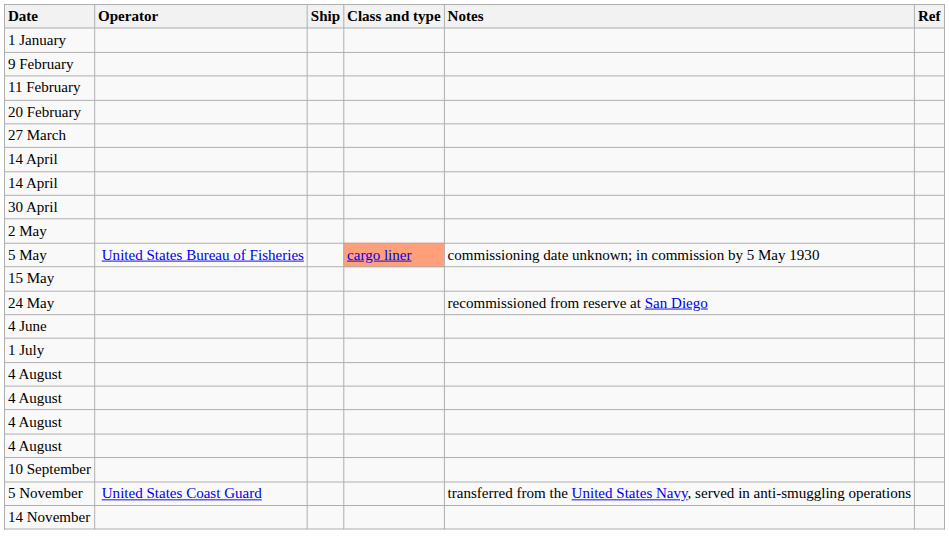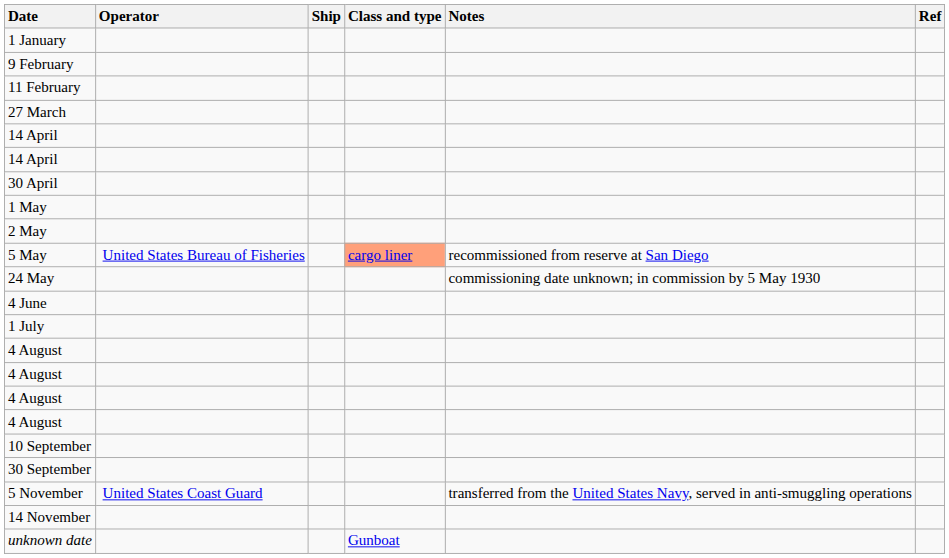- row: (44, 111)
+ row: (27, 207)
(633, 254) commissioning date unknown; in commission by 5 May 1930 -> (579, 254) recommissioned from reserve at San Diego
- row: (31, 278)
(578, 302) recommissioned from reserve at San Diego -> (634, 278) commissioning date unknown; in commission by 5 May 1930
+ row: (49, 469)
+ row: (50, 541)
